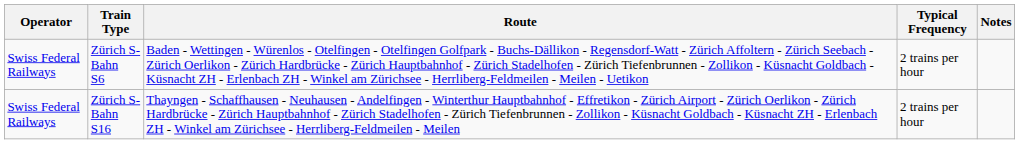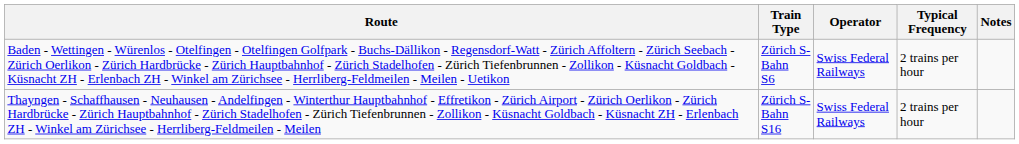columns swapped: (46, 22) <-> (520, 22)
